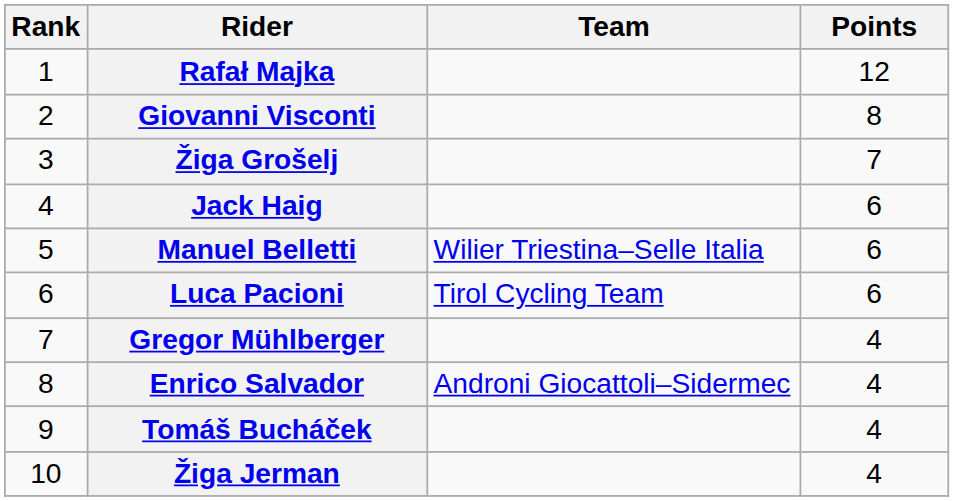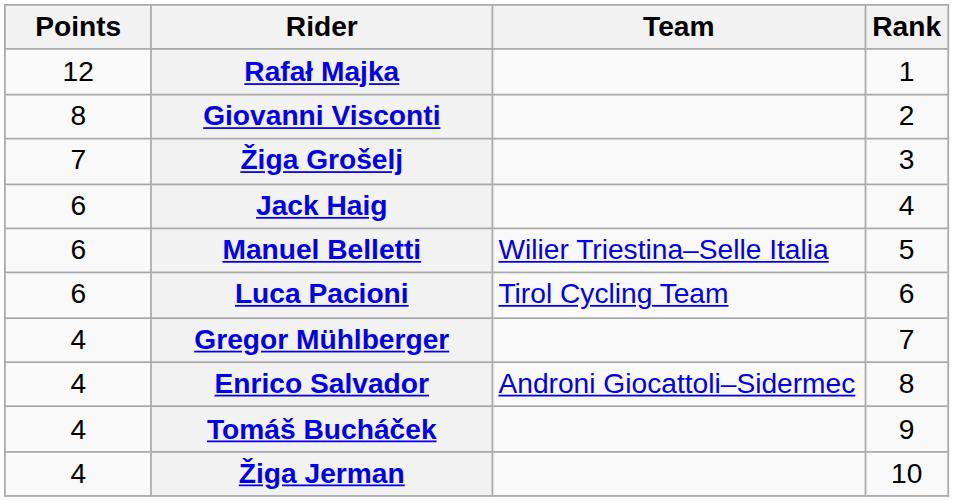columns swapped: (46, 26) <-> (874, 26)
